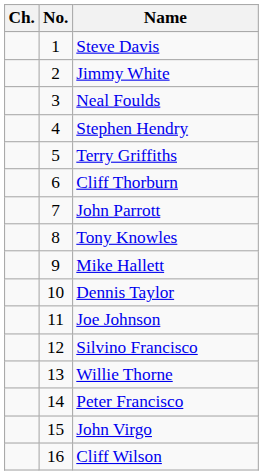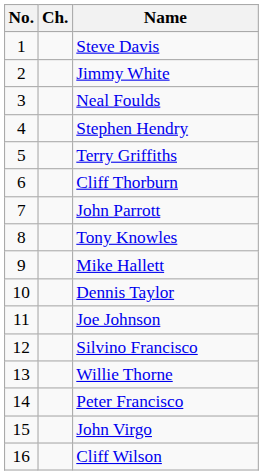columns swapped: (56, 18) <-> (22, 18)
